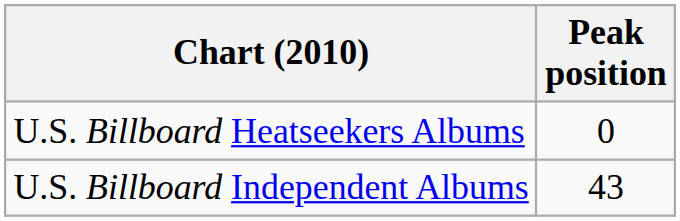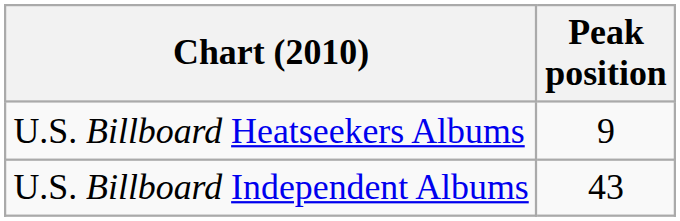(606, 130) 0 -> (606, 130) 9
